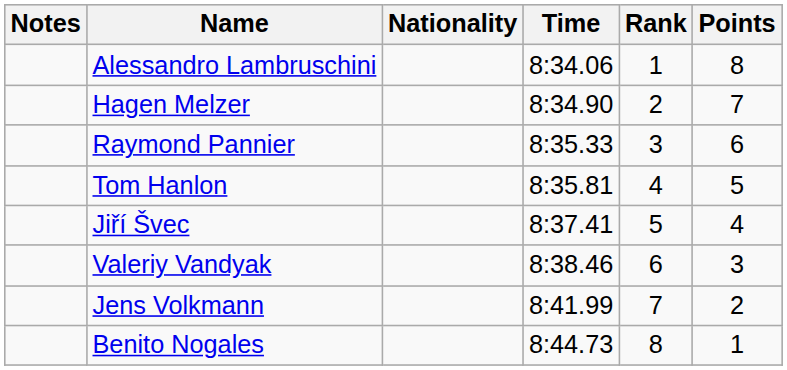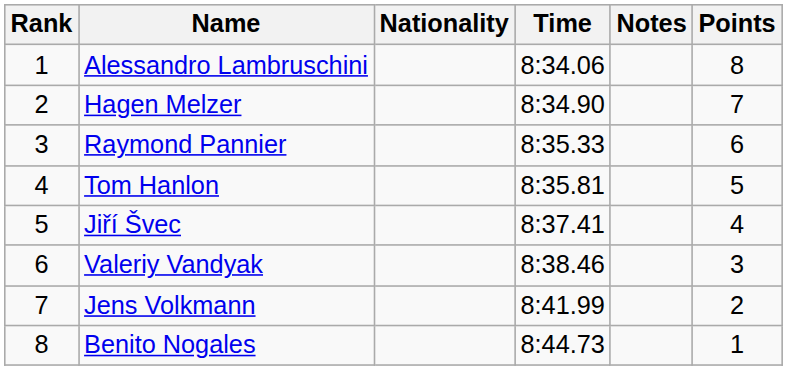columns swapped: (656, 24) <-> (46, 24)
